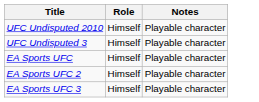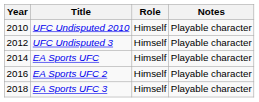+ column: (17, 12)
